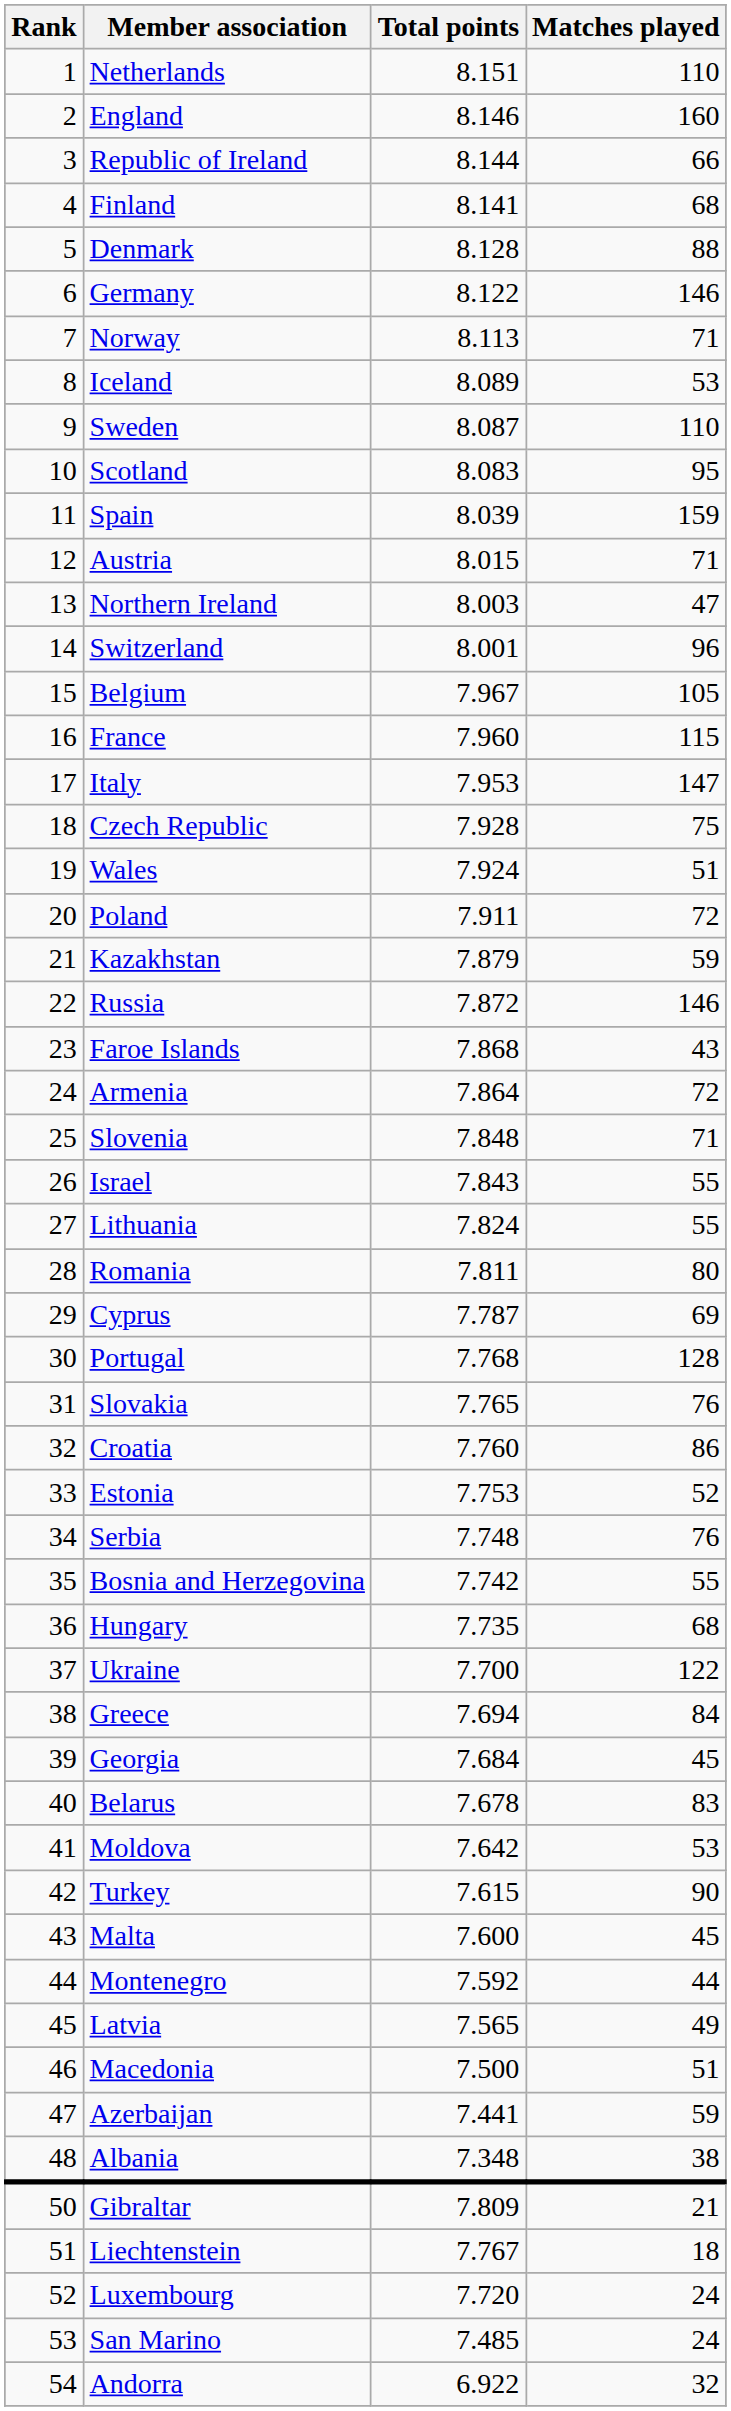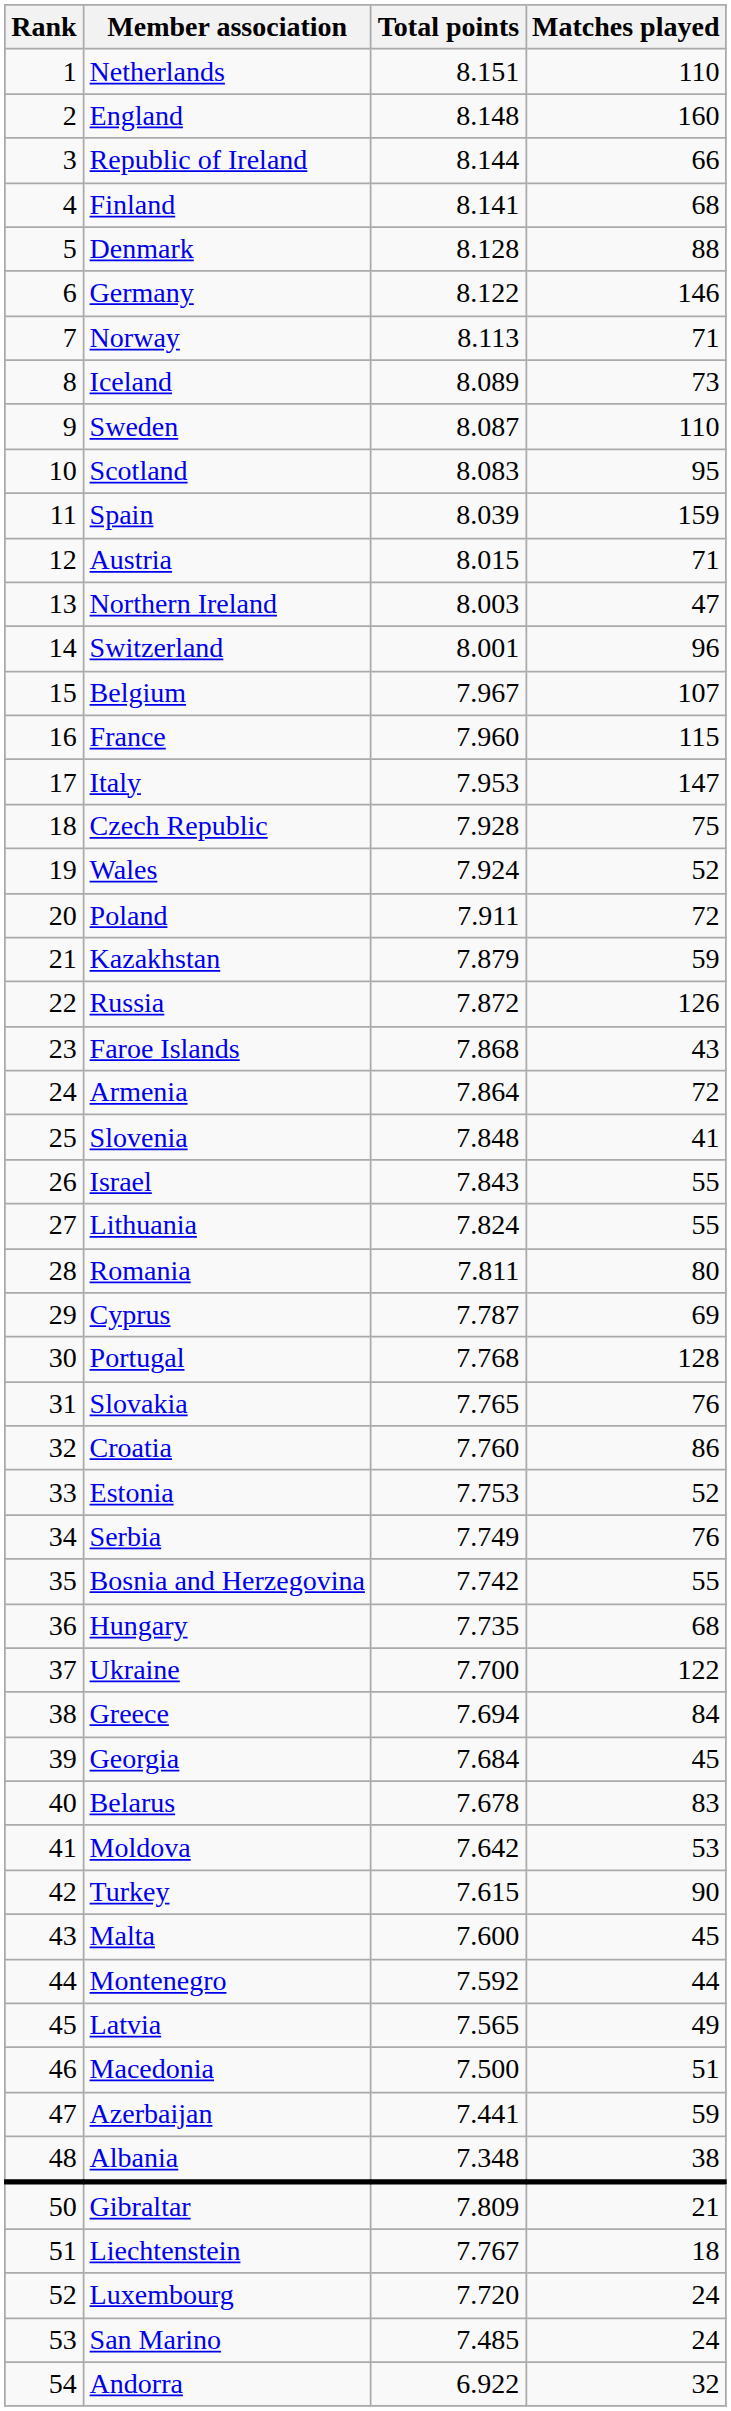(488, 115) 8.146 -> (488, 115) 8.148
(705, 381) 53 -> (705, 381) 73
(698, 692) 105 -> (698, 692) 107
(705, 870) 51 -> (705, 870) 52
(698, 1003) 146 -> (698, 1003) 126
(705, 1136) 71 -> (705, 1136) 41
(488, 1536) 7.748 -> (488, 1536) 7.749
